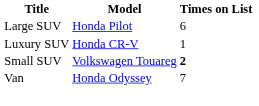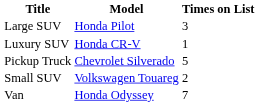(183, 26) 6 -> (185, 26) 3
+ row: (38, 60)
(183, 60) bold -> (185, 78) normal
